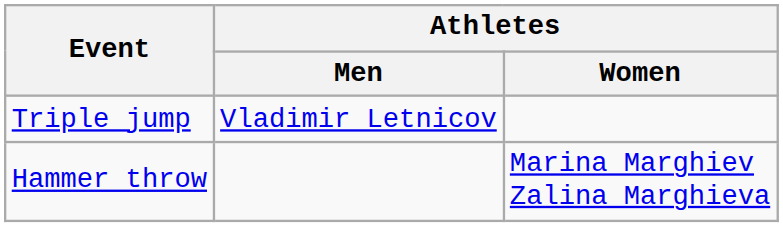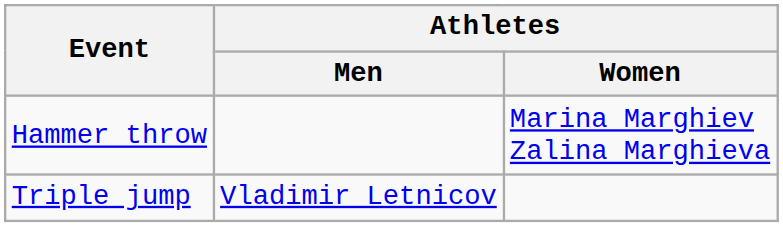rows swapped: (101, 119) <-> (109, 181)
